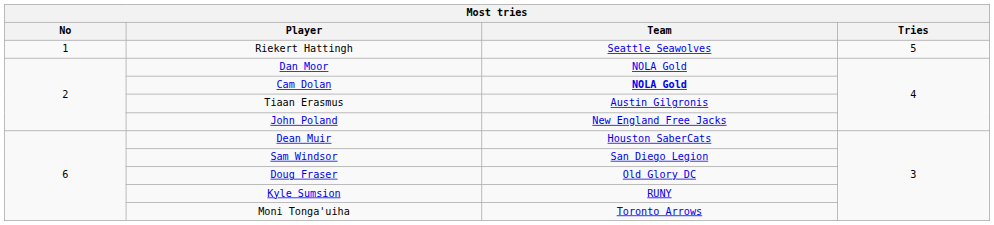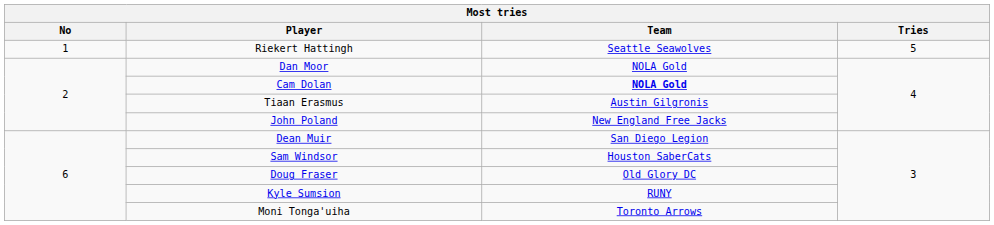(659, 139) Houston SaberCats -> (659, 139) San Diego Legion
(659, 157) San Diego Legion -> (659, 157) Houston SaberCats
